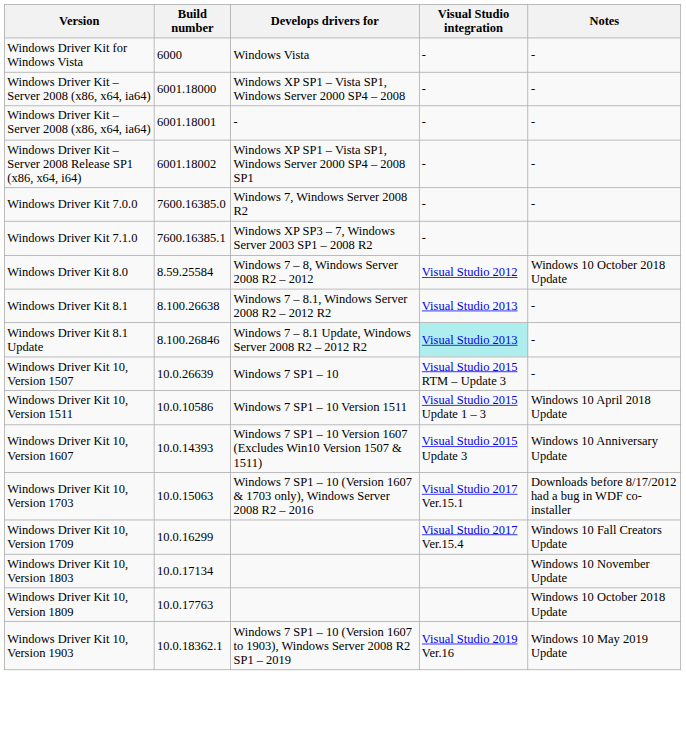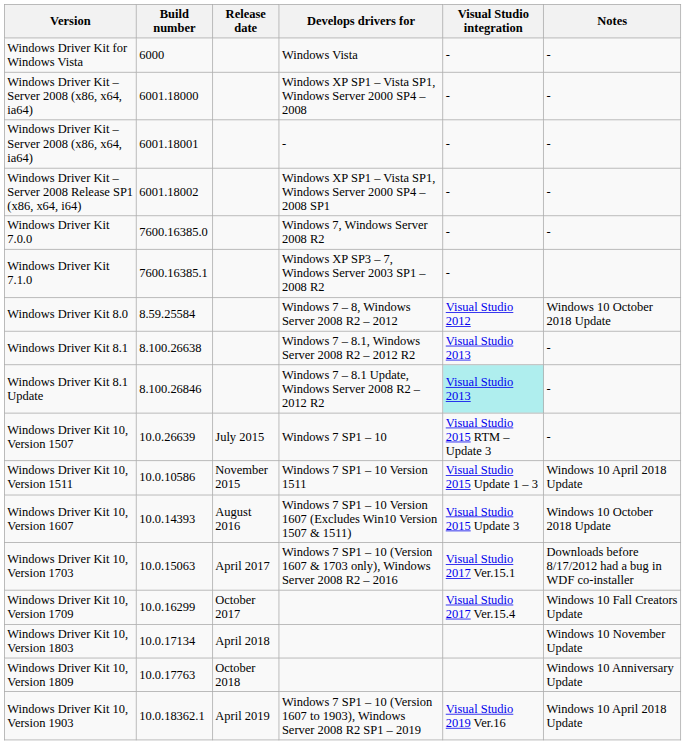+ column: (246, 21)
(594, 448) Windows 10 Anniversary Update -> (600, 518) Windows 10 October 2018 Update
(598, 604) Windows 10 October 2018 Update -> (610, 675) Windows 10 Anniversary Update
(589, 645) Windows 10 May 2019 Update -> (606, 715) Windows 10 April 2018 Update
